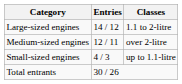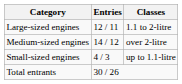(106, 27) 14 / 12 -> (106, 27) 12 / 11
(106, 42) 12 / 11 -> (106, 42) 14 / 12
